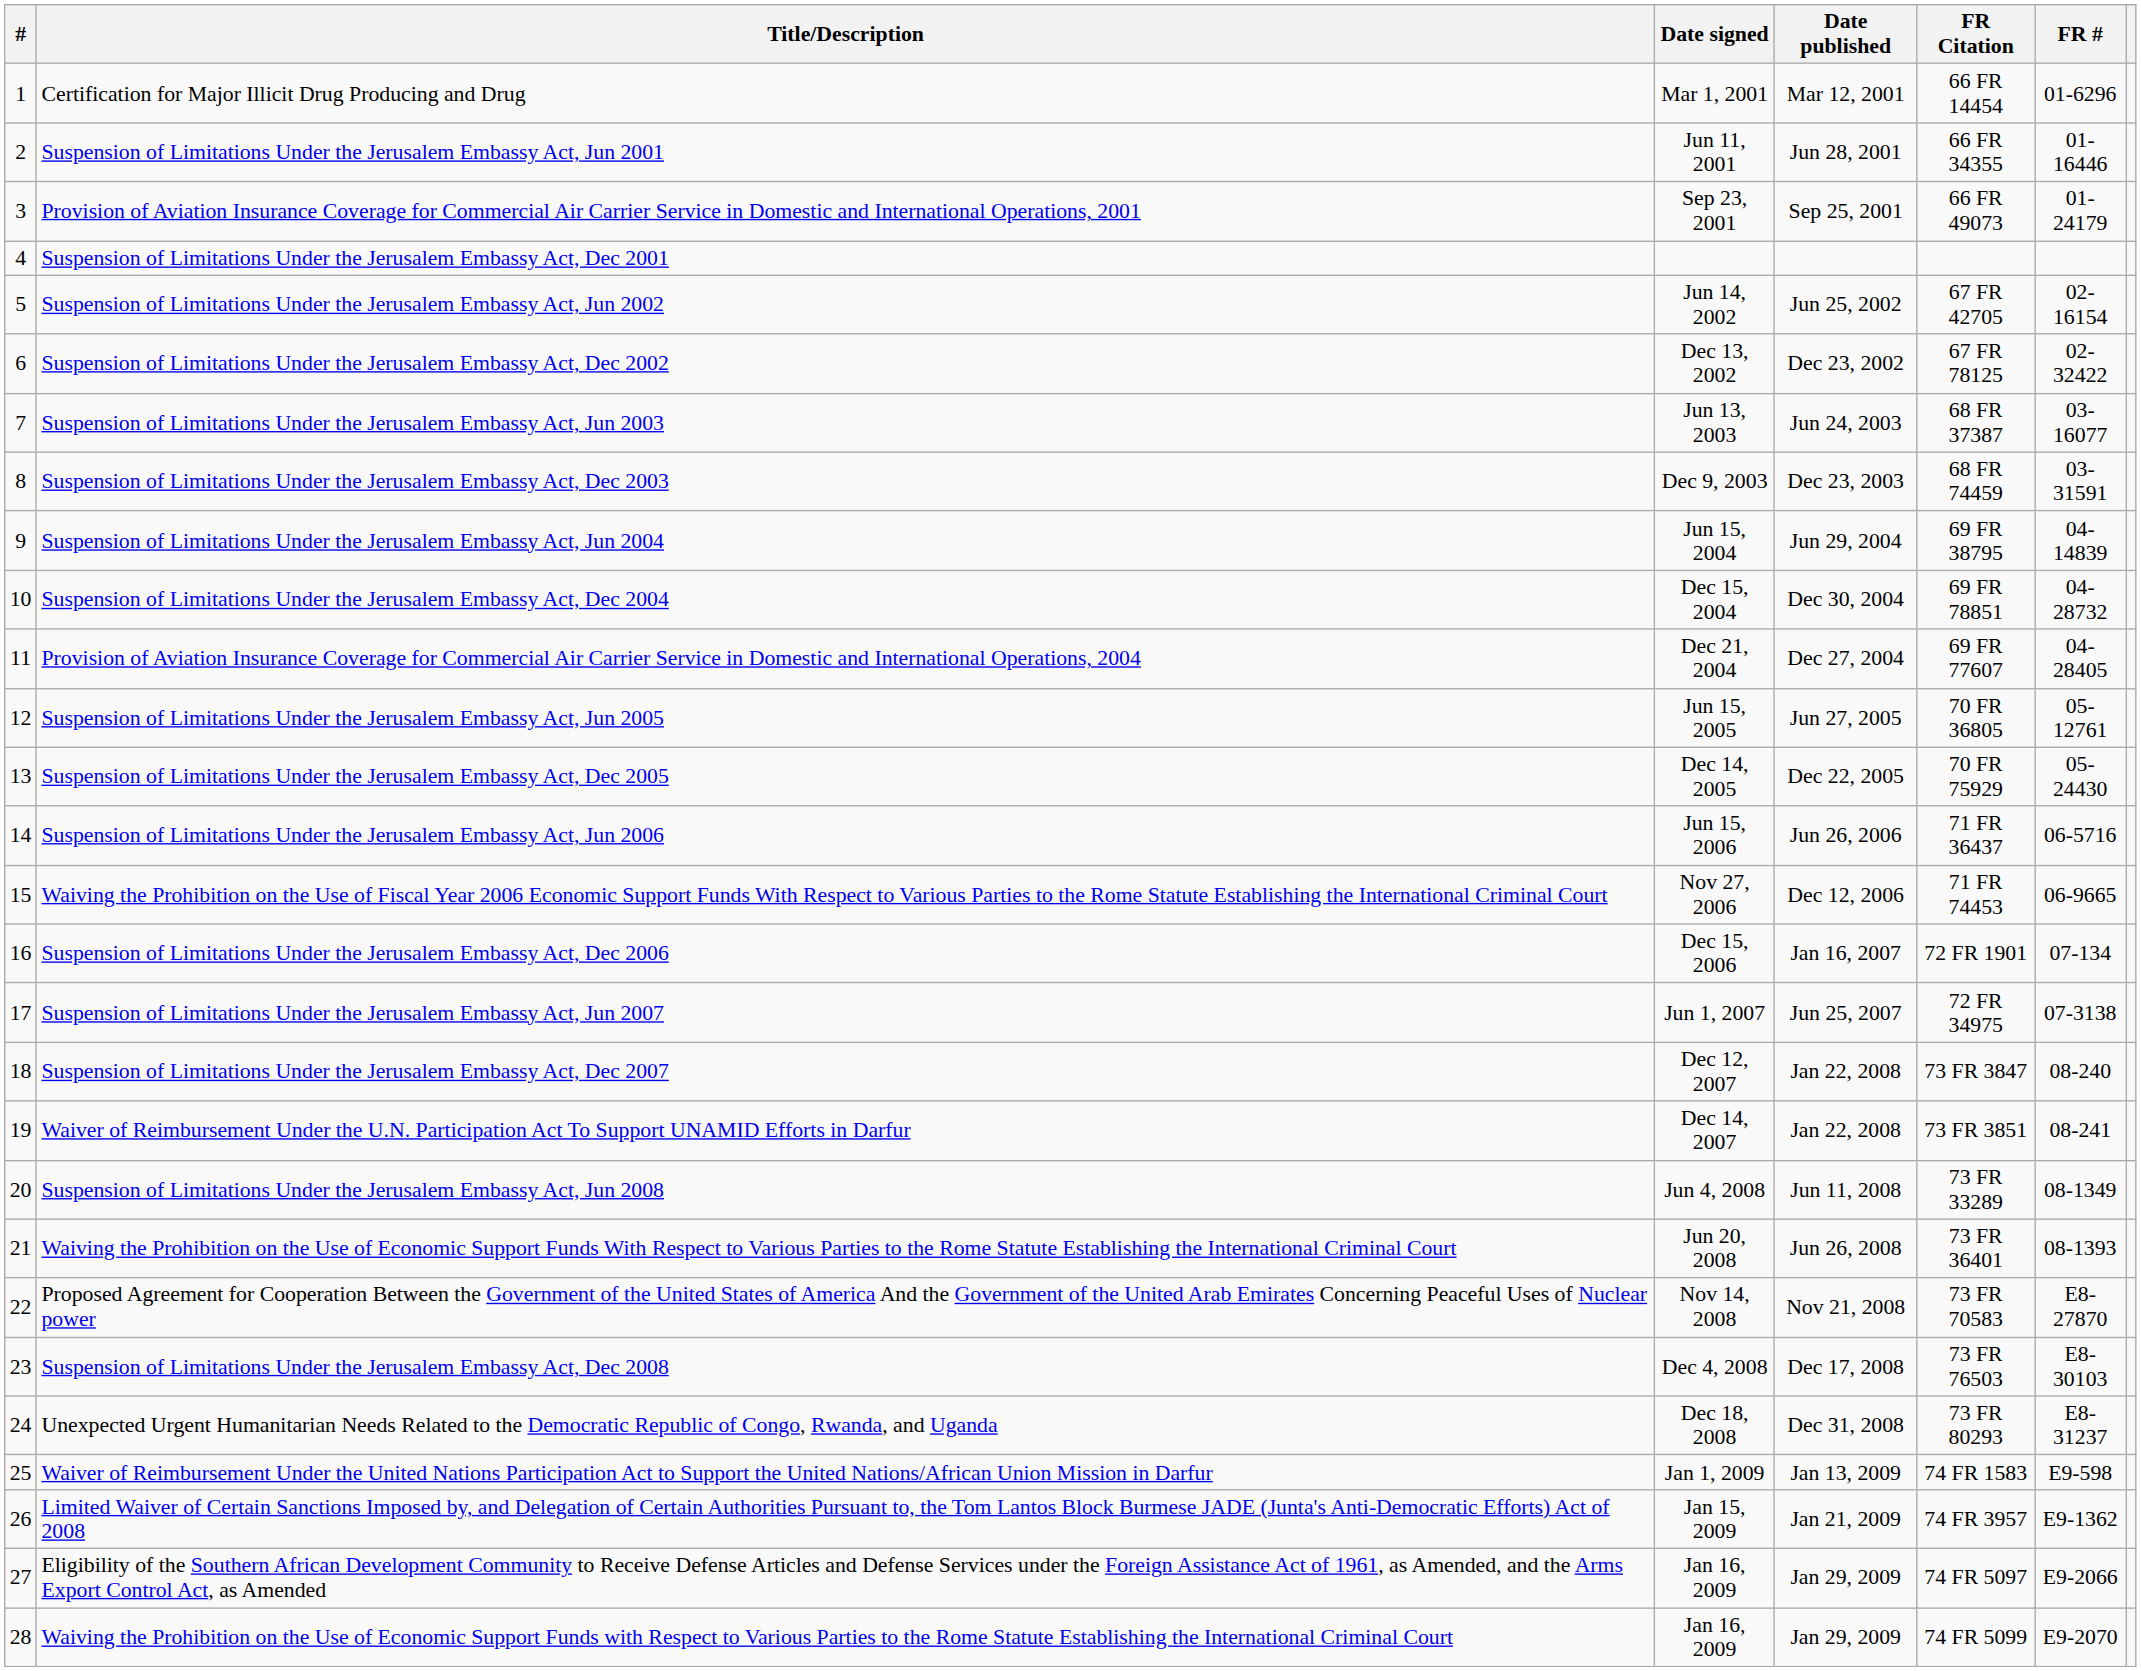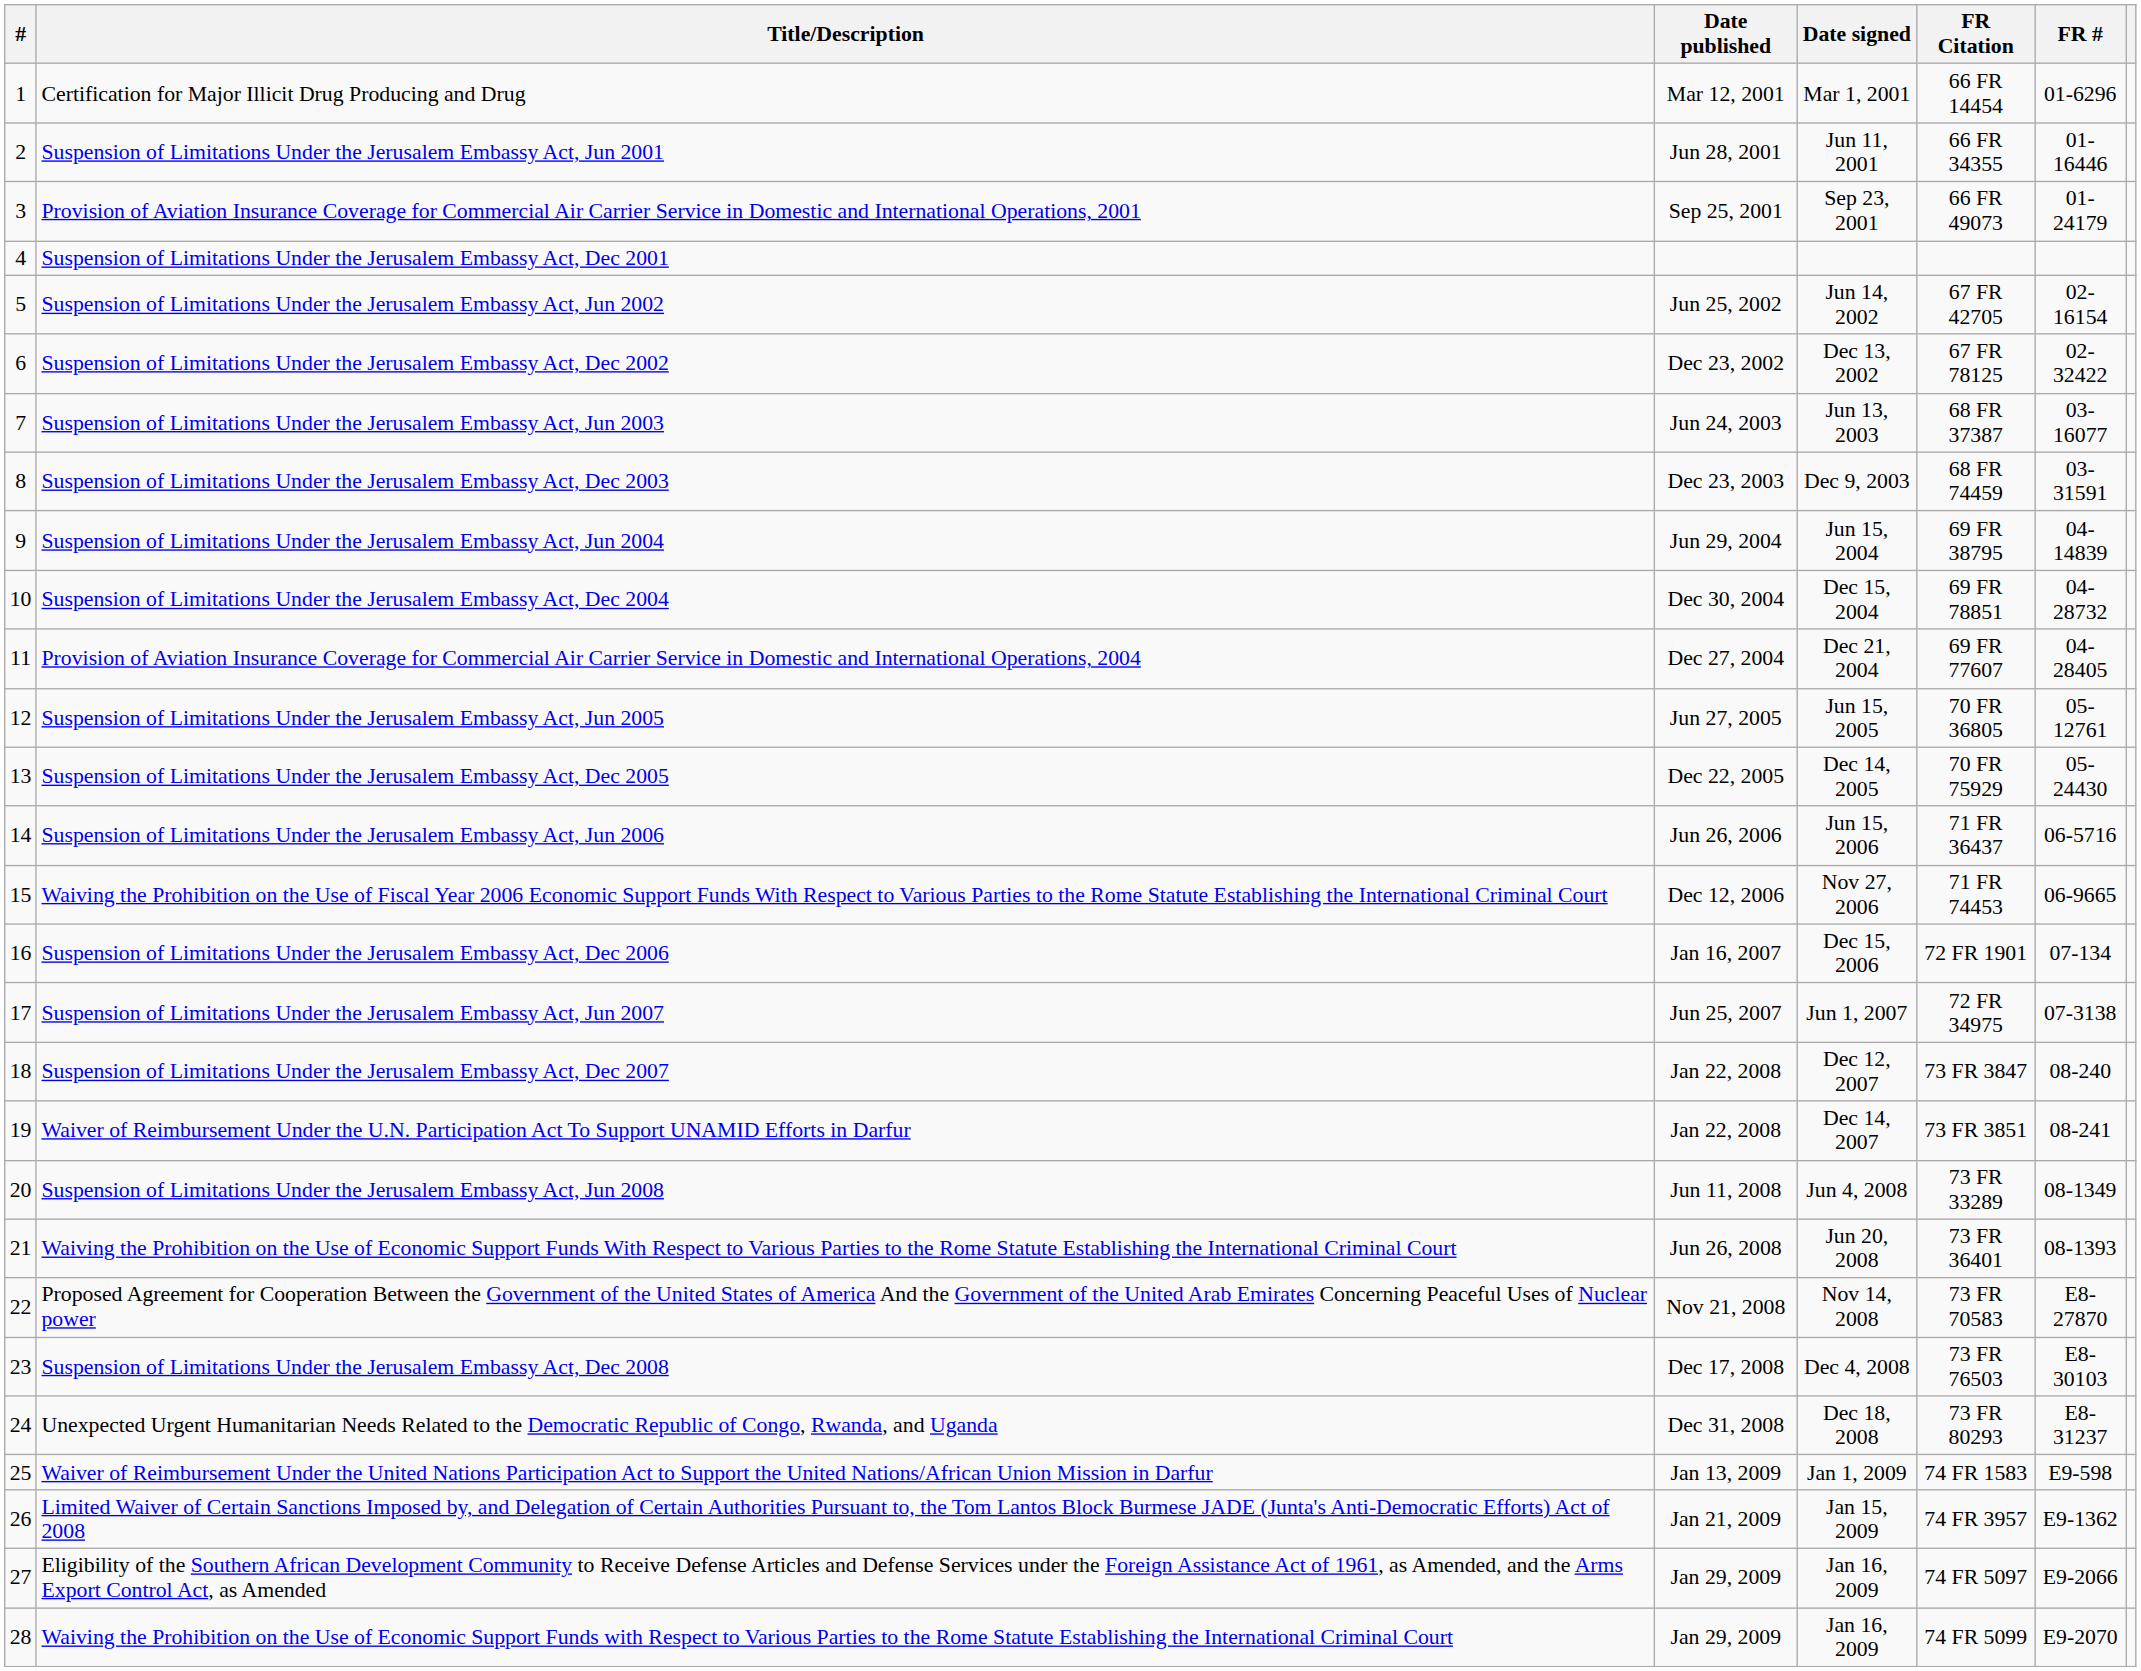columns swapped: (1715, 33) <-> (1846, 33)
